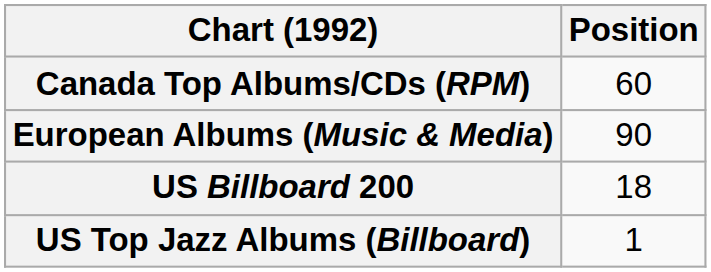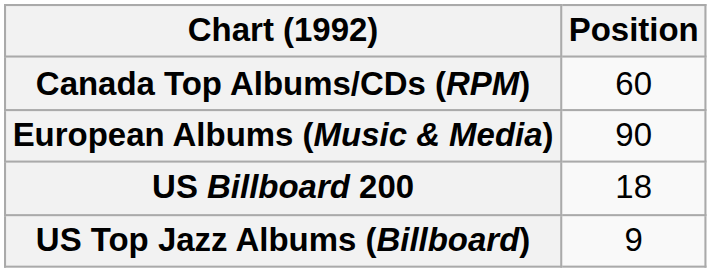(634, 239) 1 -> (634, 239) 9
